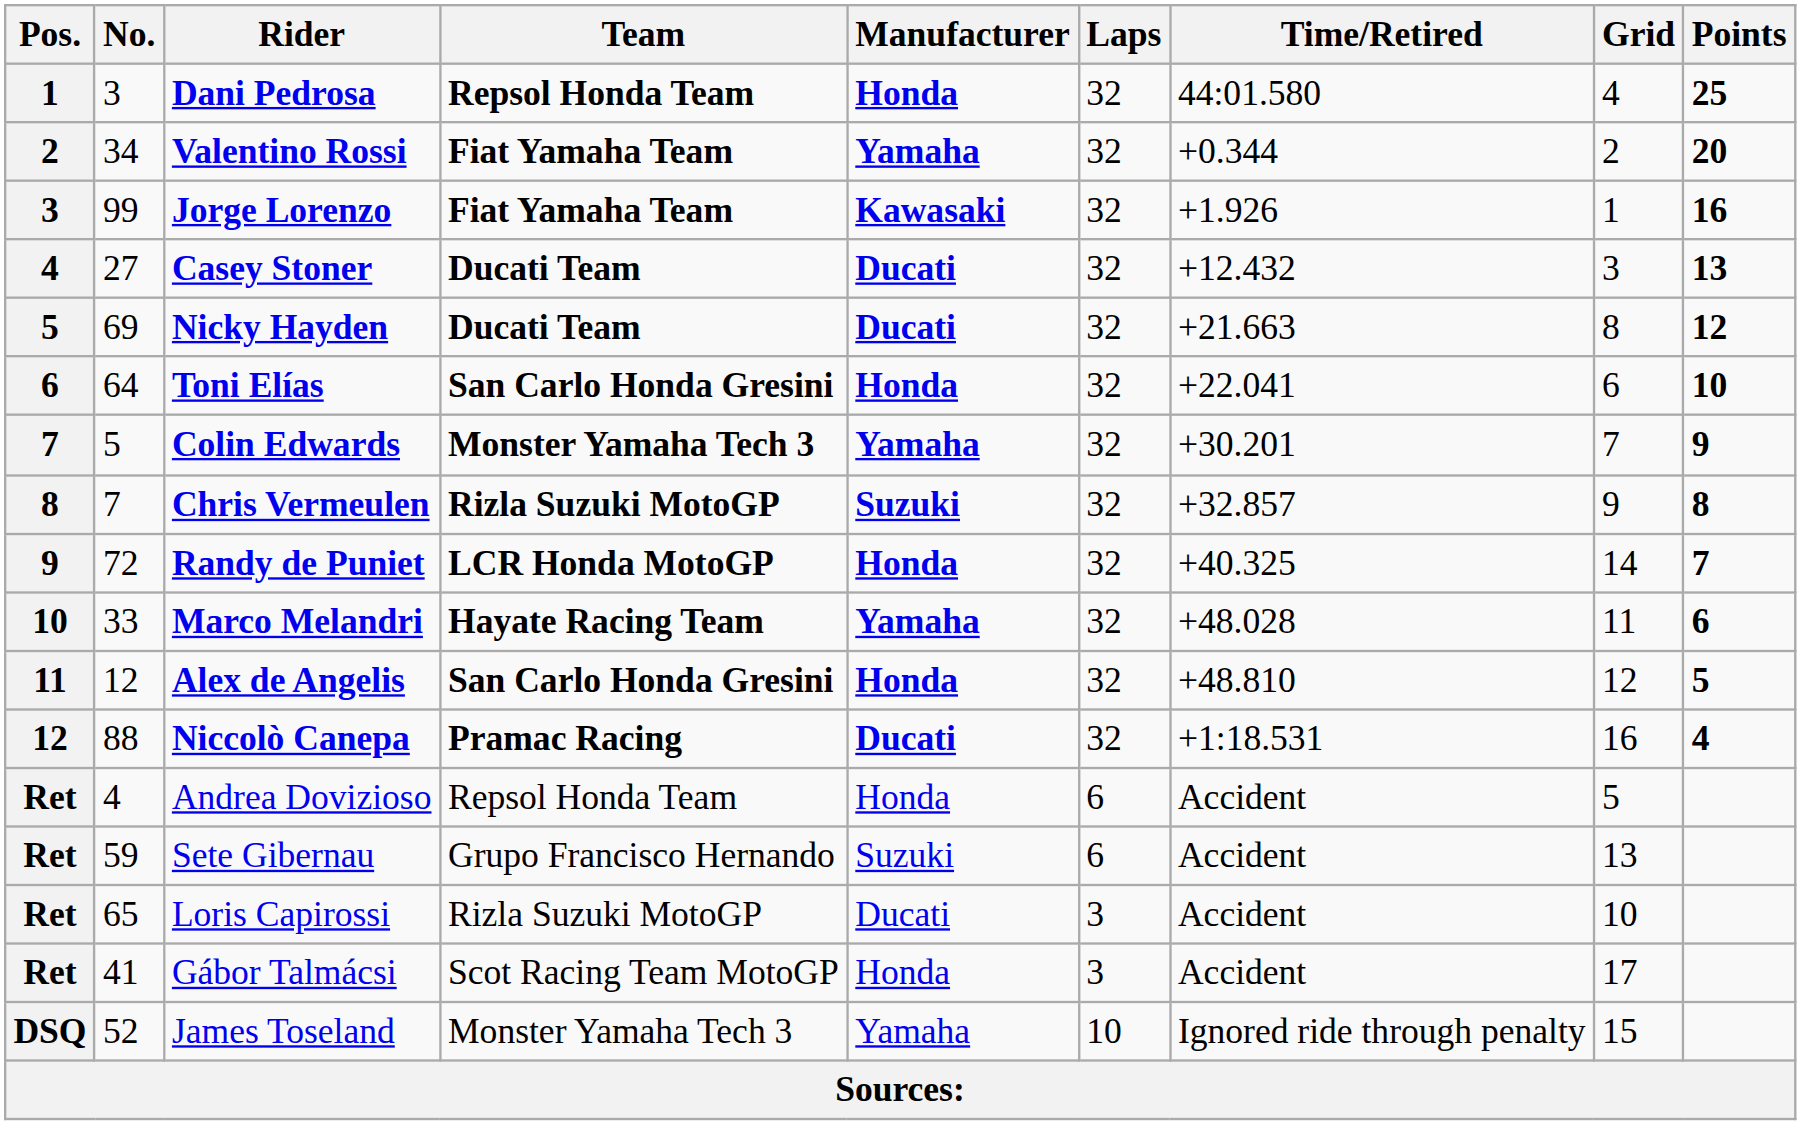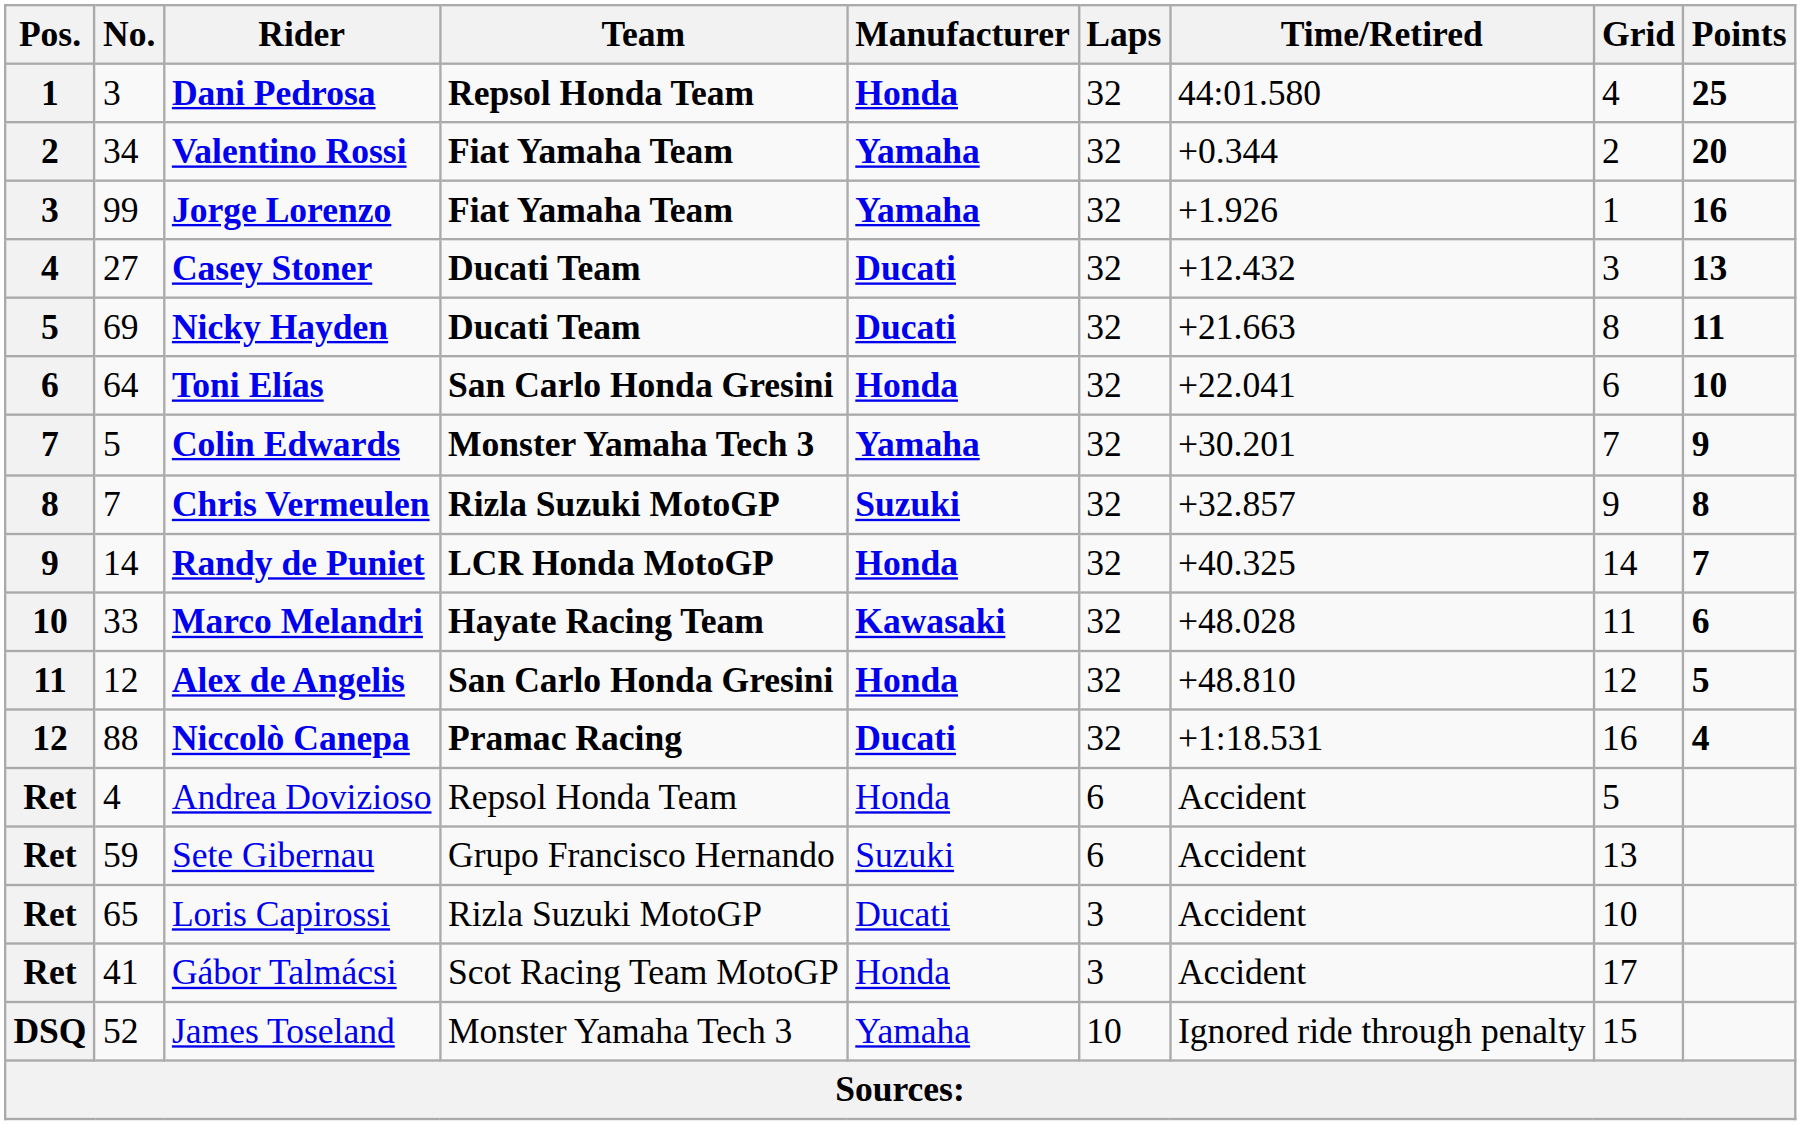(930, 209) Kawasaki -> (917, 209) Yamaha
(1709, 327) 12 -> (1708, 327) 11
(121, 561) 72 -> (121, 561) 14
(917, 620) Yamaha -> (930, 620) Kawasaki
